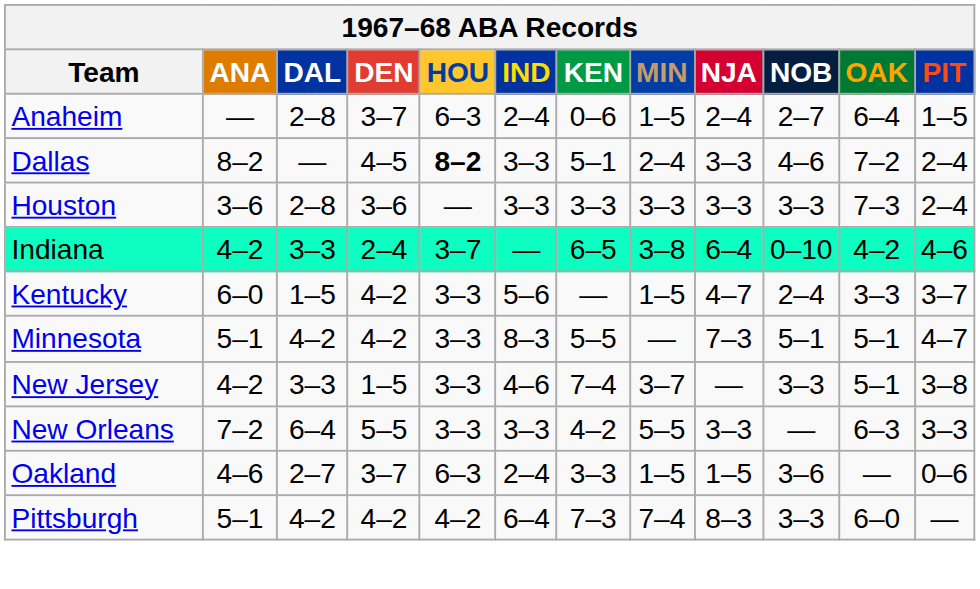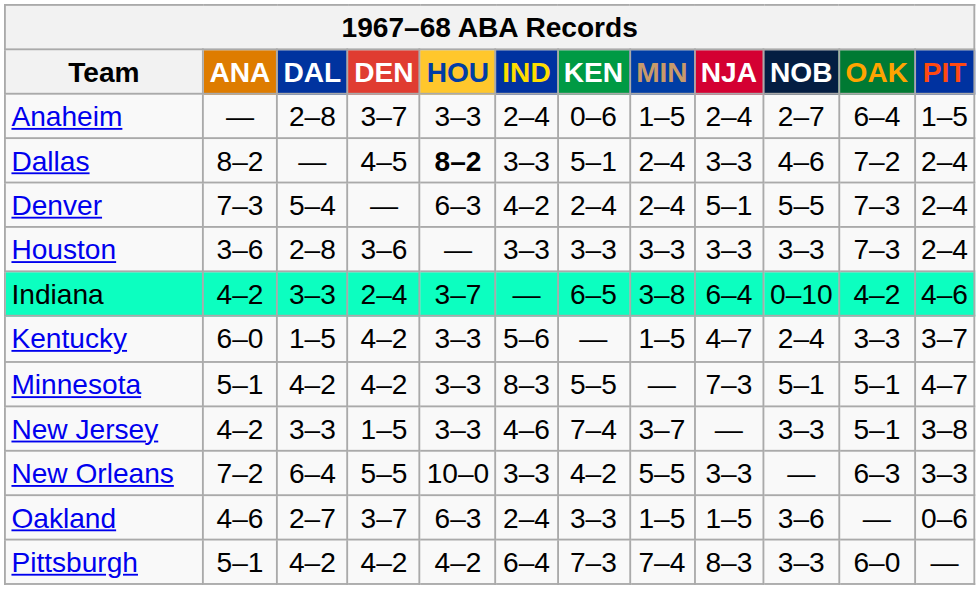(458, 116) 6–3 -> (458, 116) 3–3
+ row: (57, 205)
(458, 428) 3–3 -> (458, 473) 10–0
